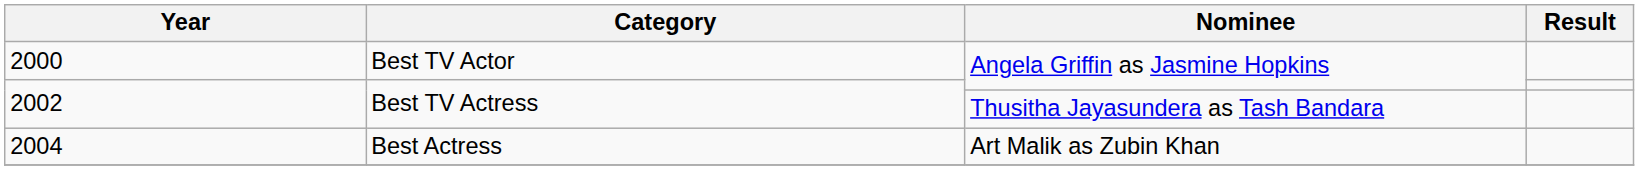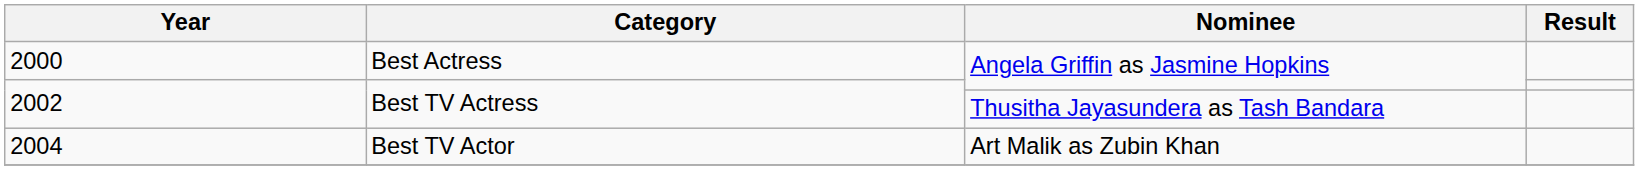(443, 60) Best TV Actor -> (437, 60) Best Actress
(437, 145) Best Actress -> (443, 145) Best TV Actor
